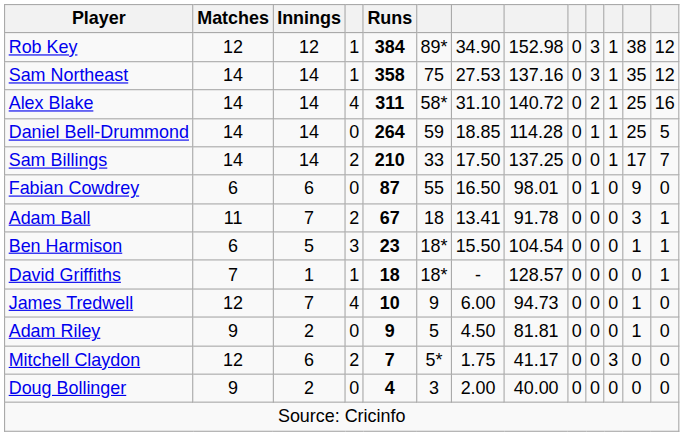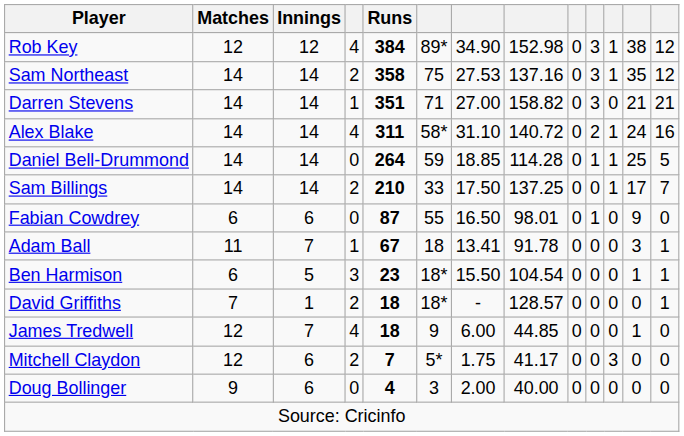(354, 47) 1 -> (354, 47) 4
(354, 75) 1 -> (354, 75) 2
+ row: (71, 103)
(636, 103) 25 -> (636, 132) 24
(354, 217) 2 -> (354, 246) 1
(354, 274) 1 -> (354, 302) 2
(390, 302) 10 -> (390, 331) 18
(536, 302) 94.73 -> (536, 331) 44.85
- row: (55, 331)
(309, 388) 2 -> (309, 388) 6
